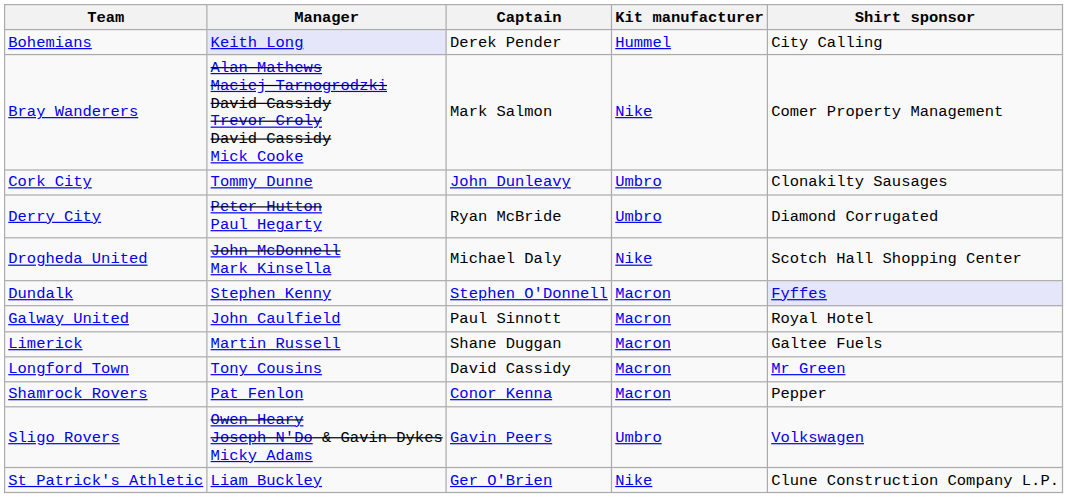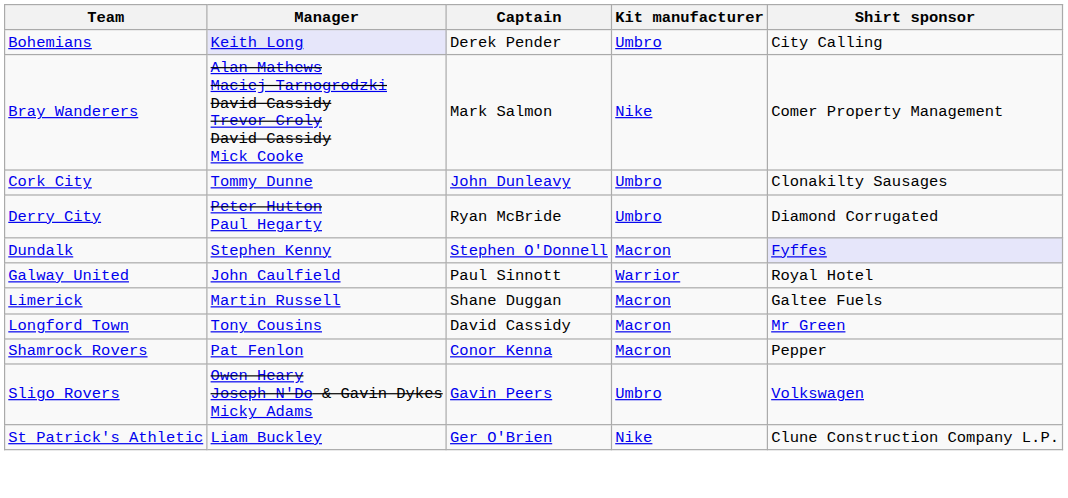(643, 42) Hummel -> (638, 42) Umbro
- row: (78, 259)
(643, 319) Macron -> (648, 276) Warrior
